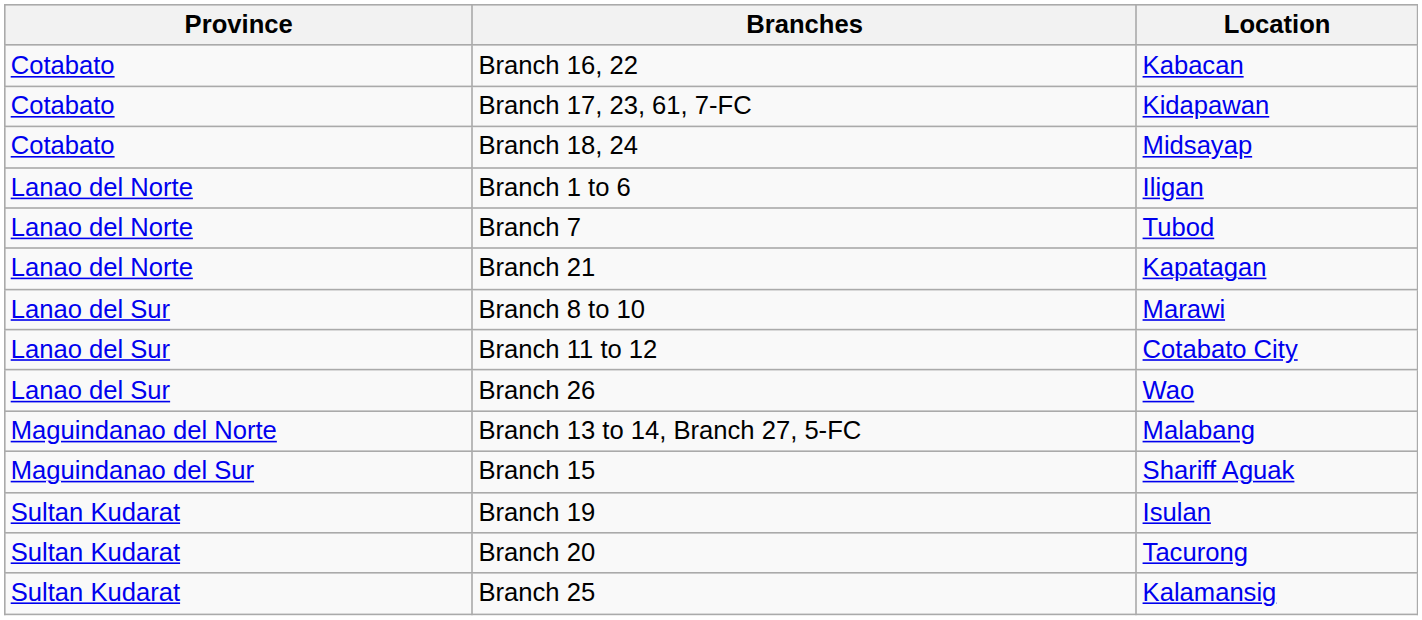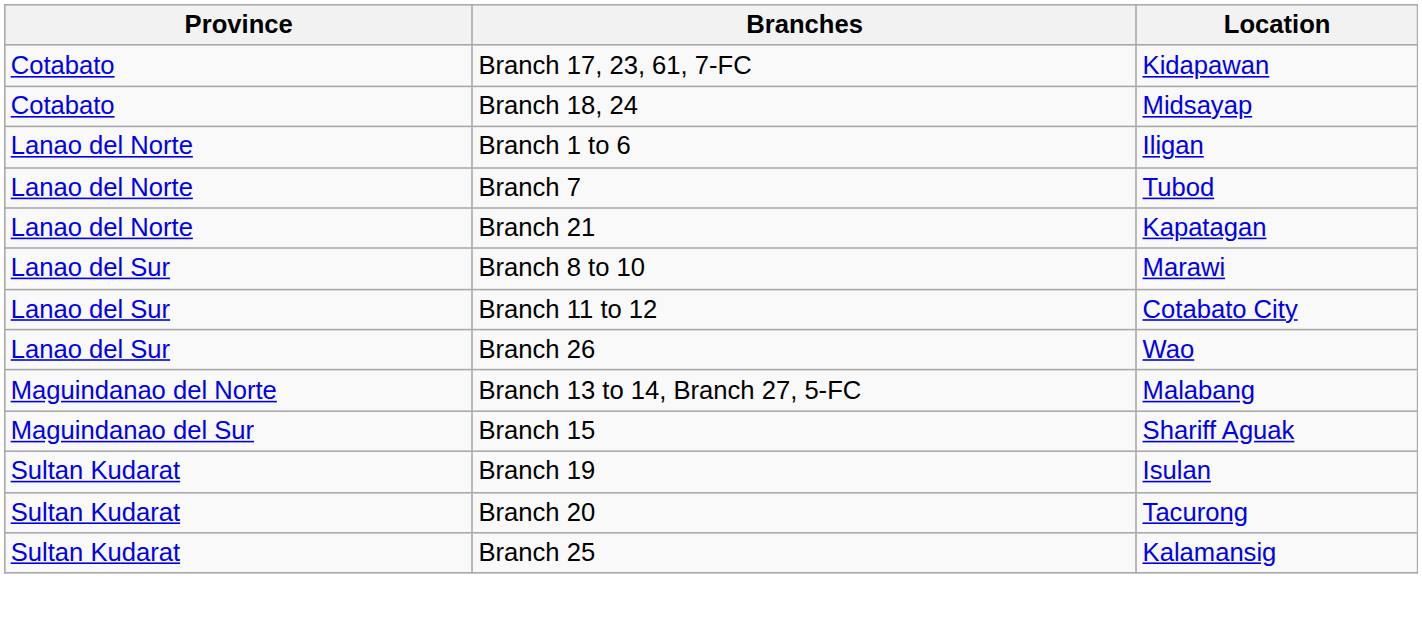- row: (558, 65)
